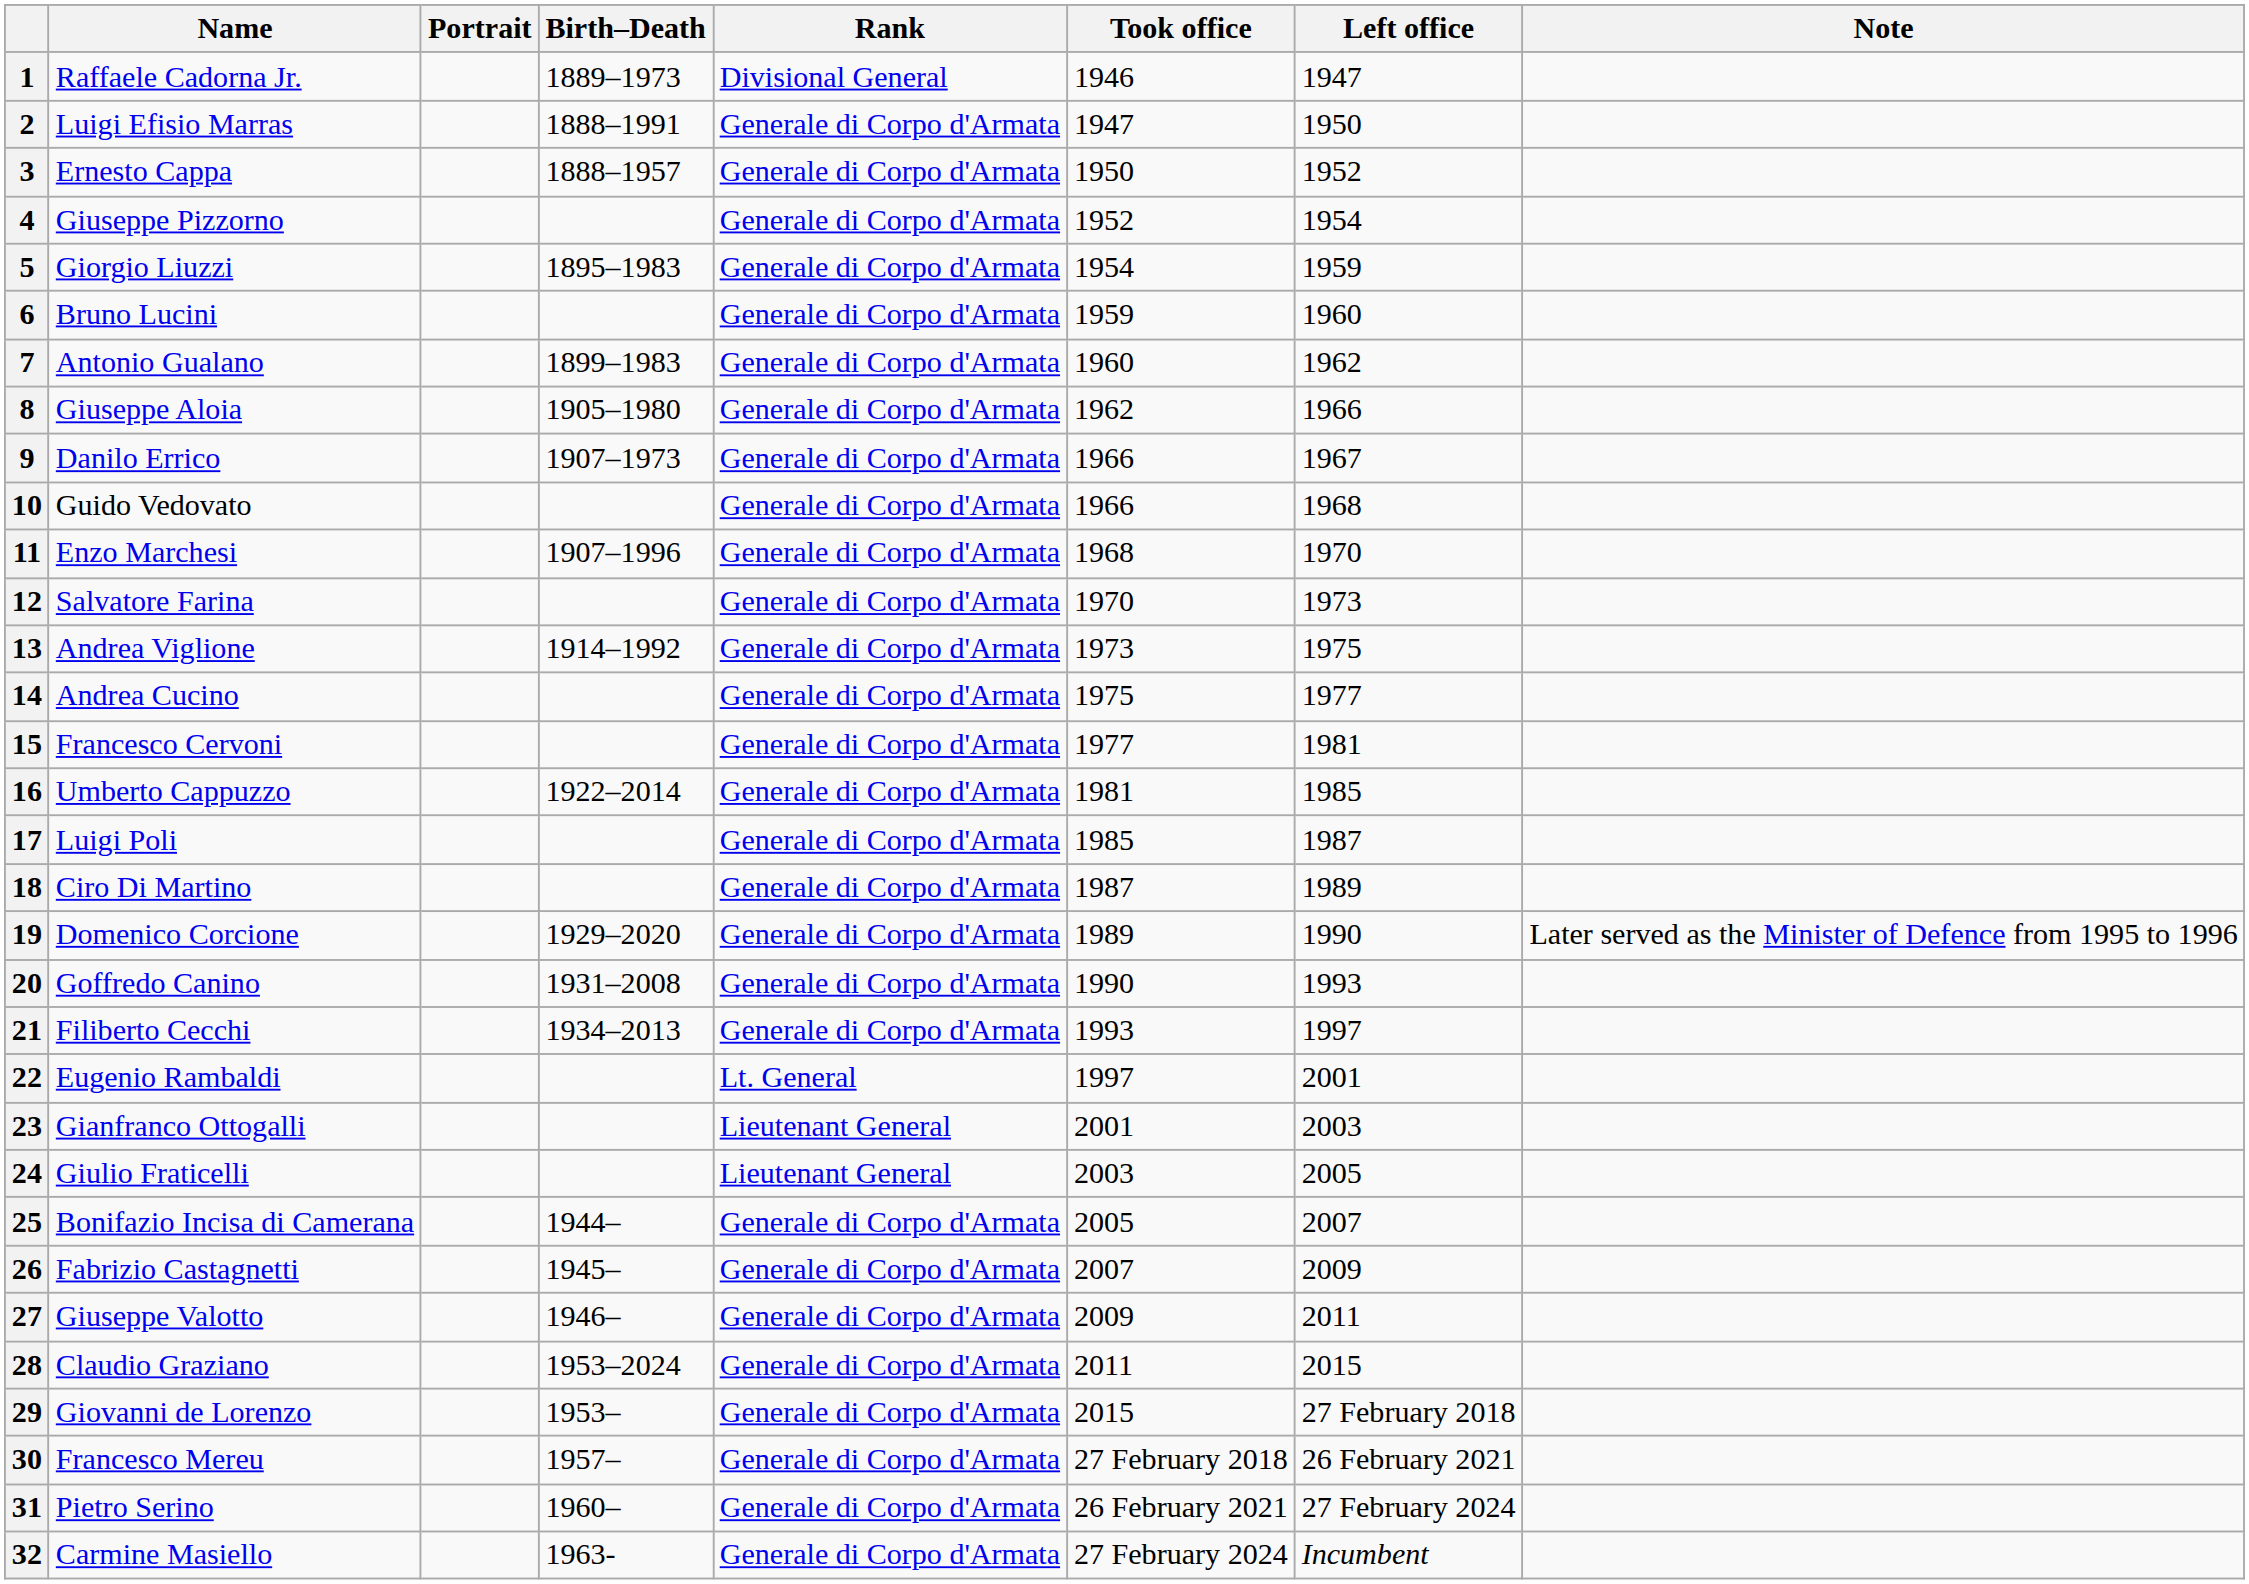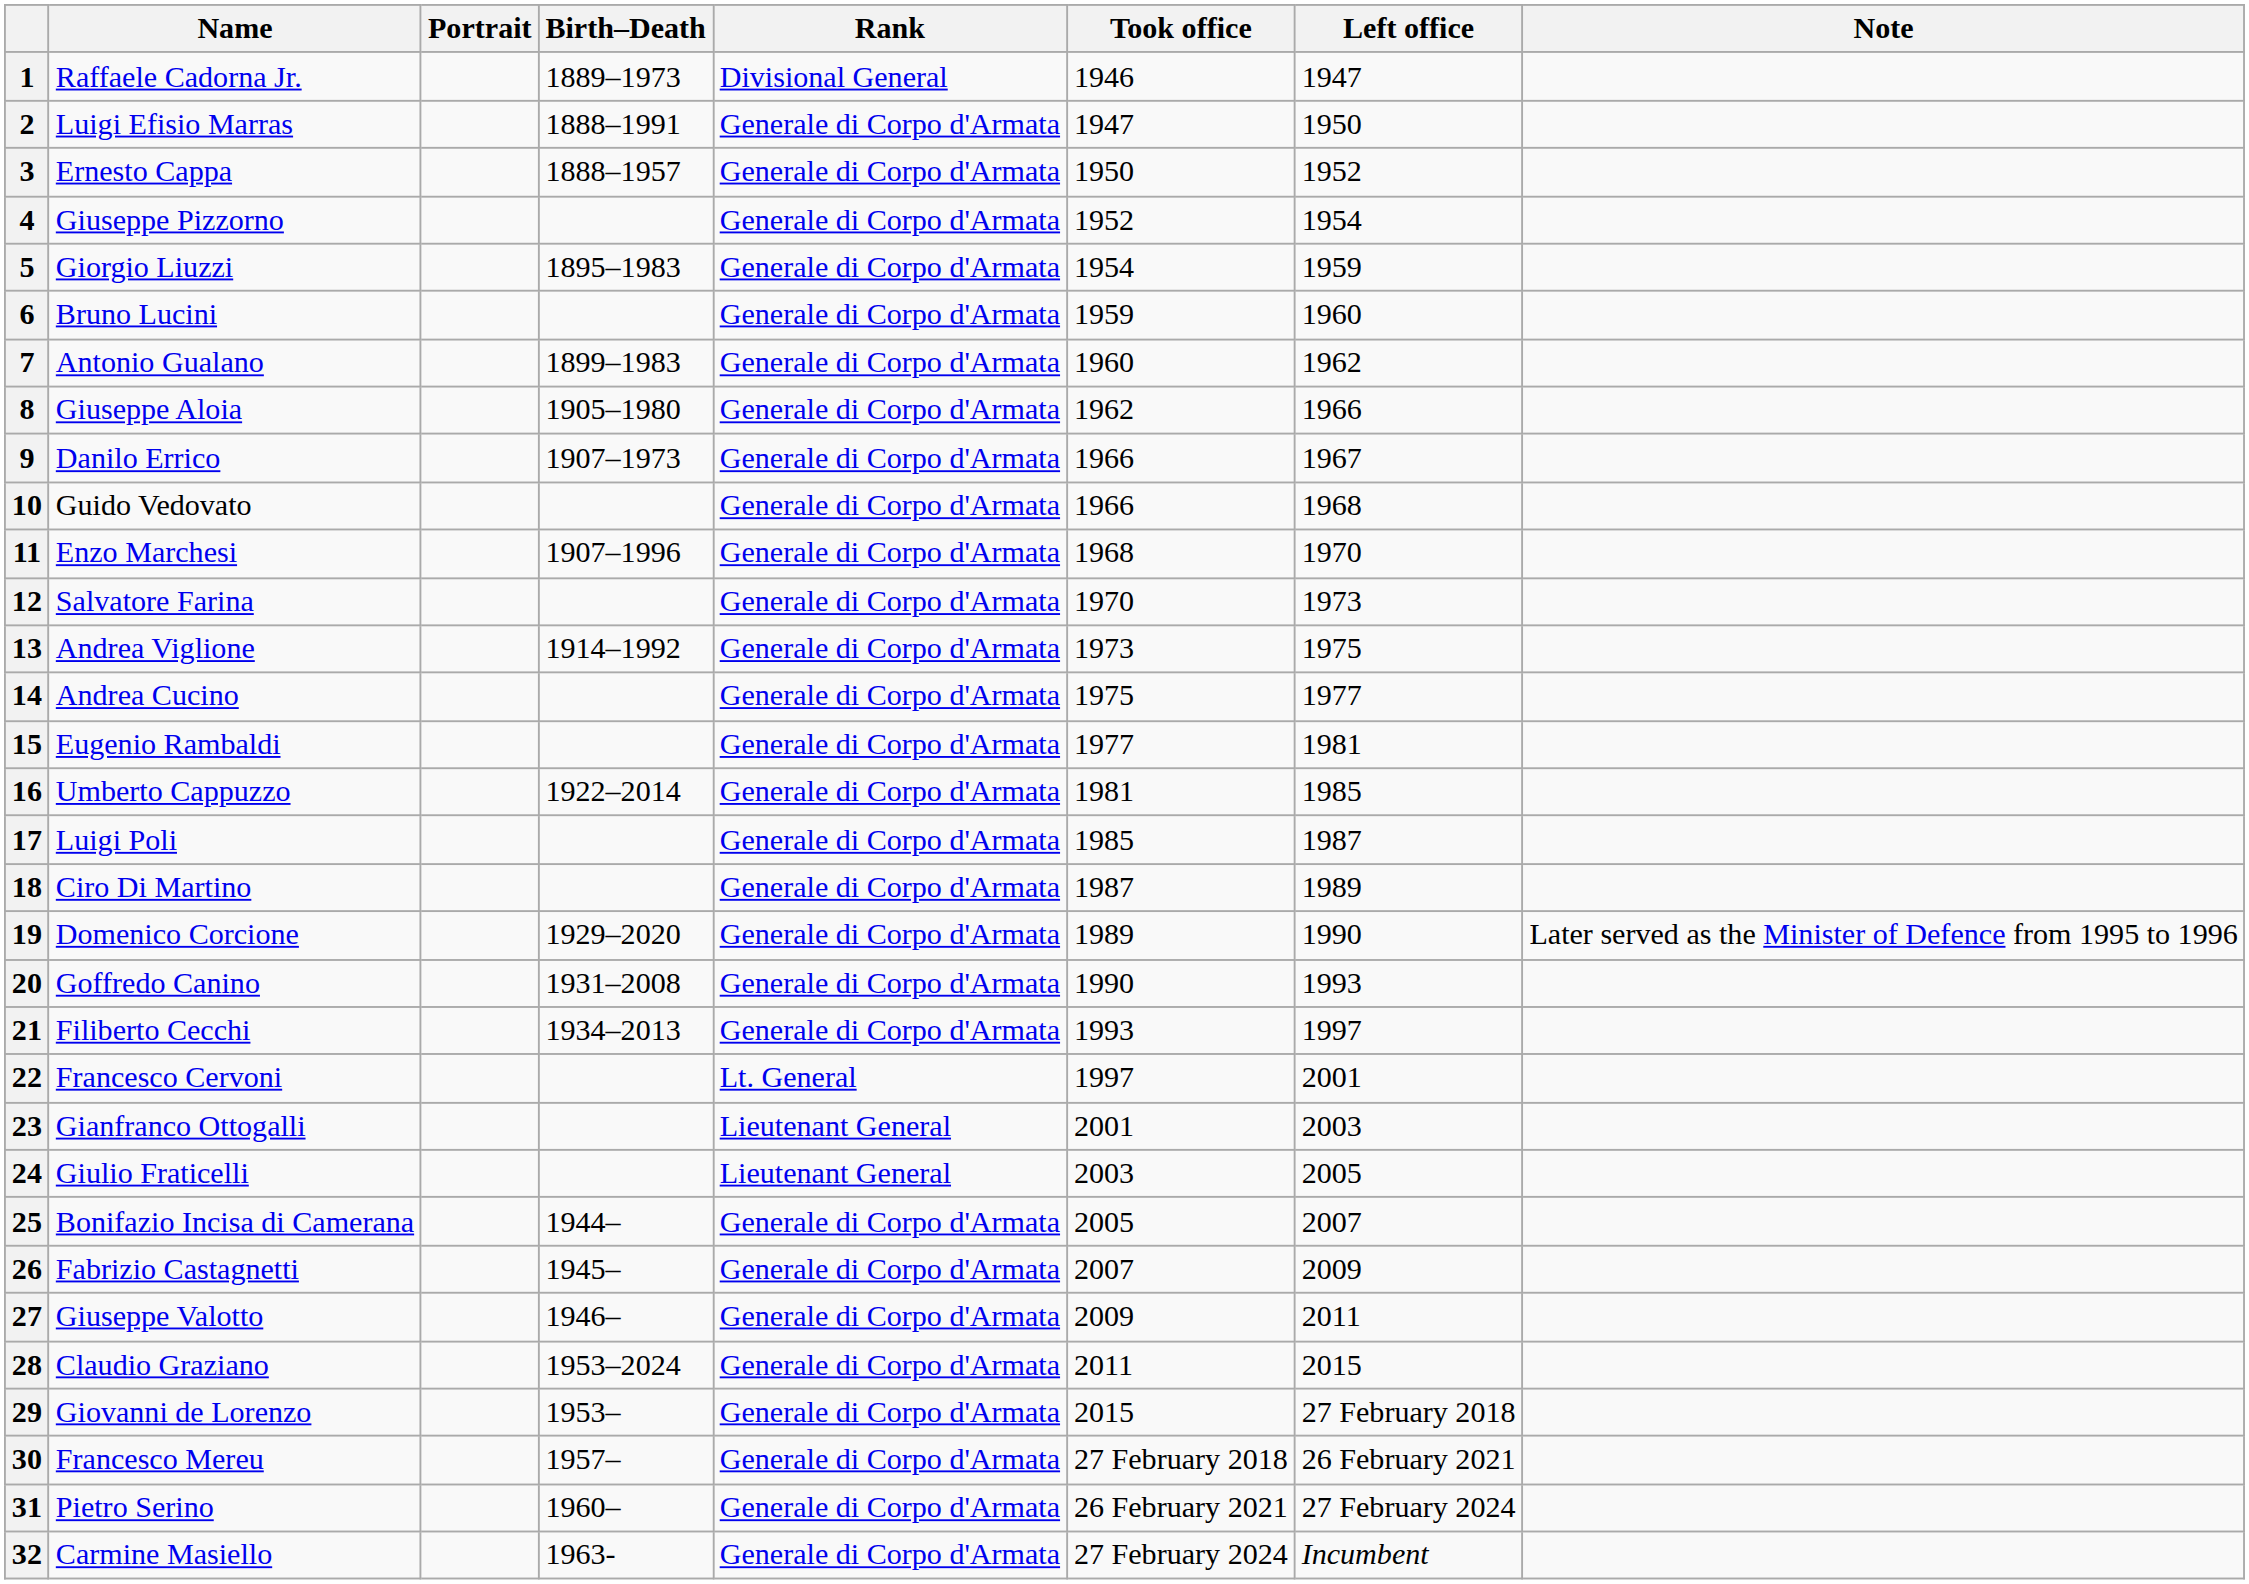(169, 743) Francesco Cervoni -> (168, 743) Eugenio Rambaldi
(168, 1077) Eugenio Rambaldi -> (169, 1077) Francesco Cervoni
